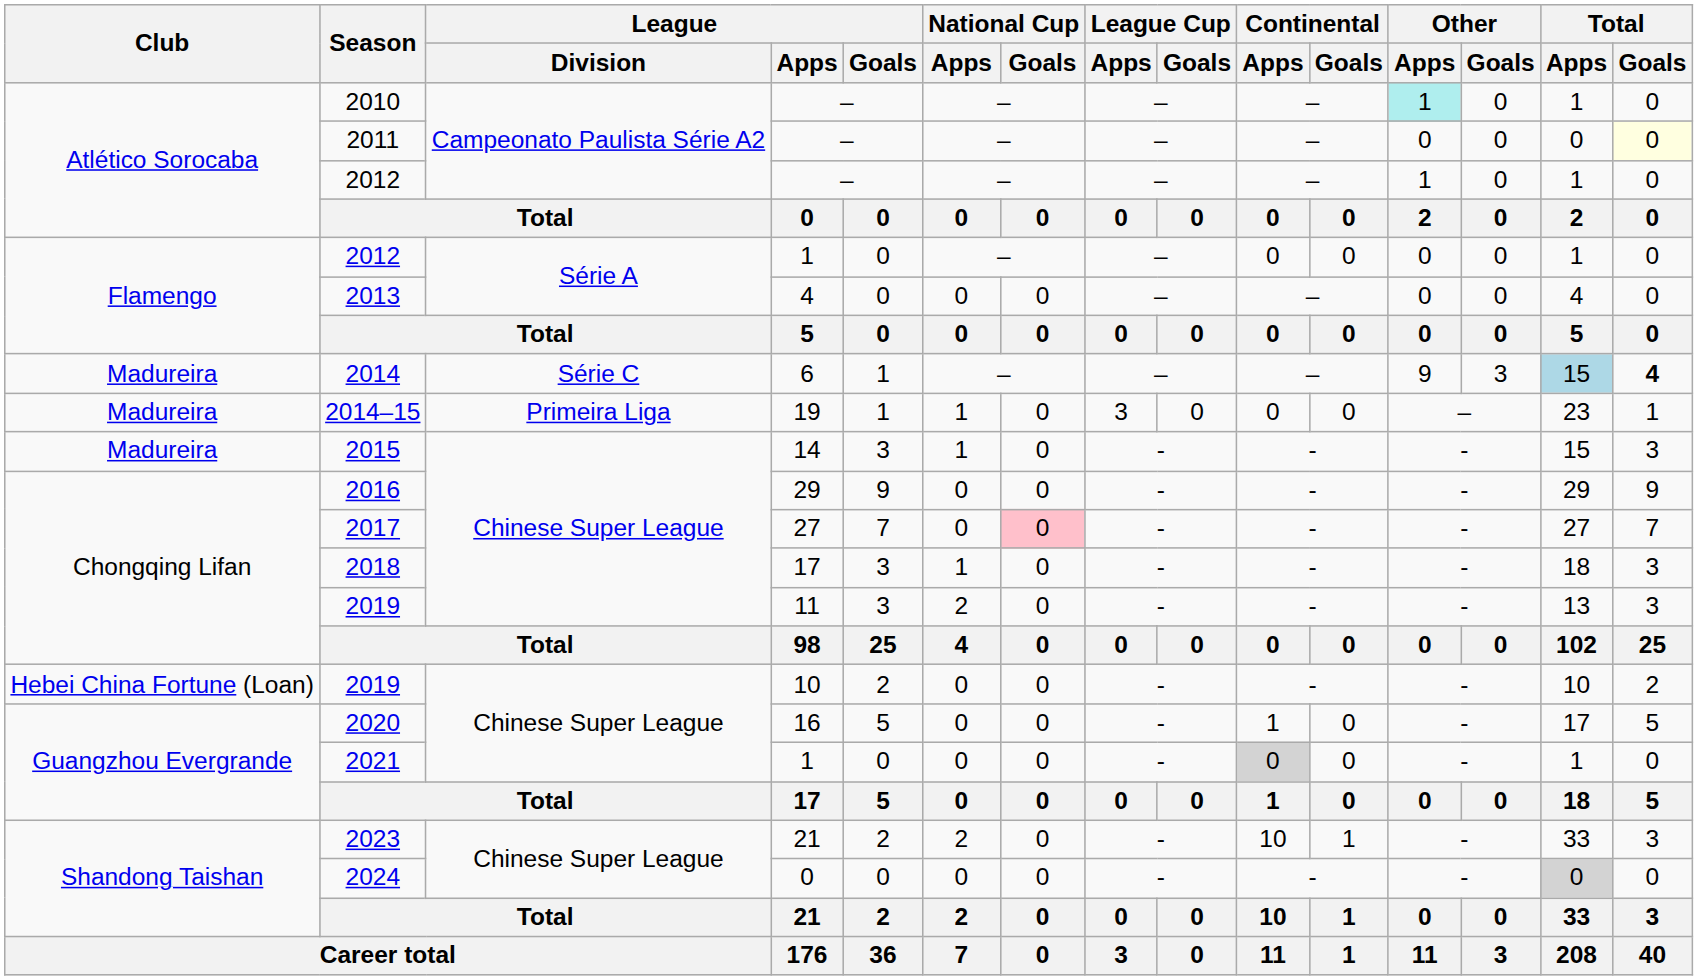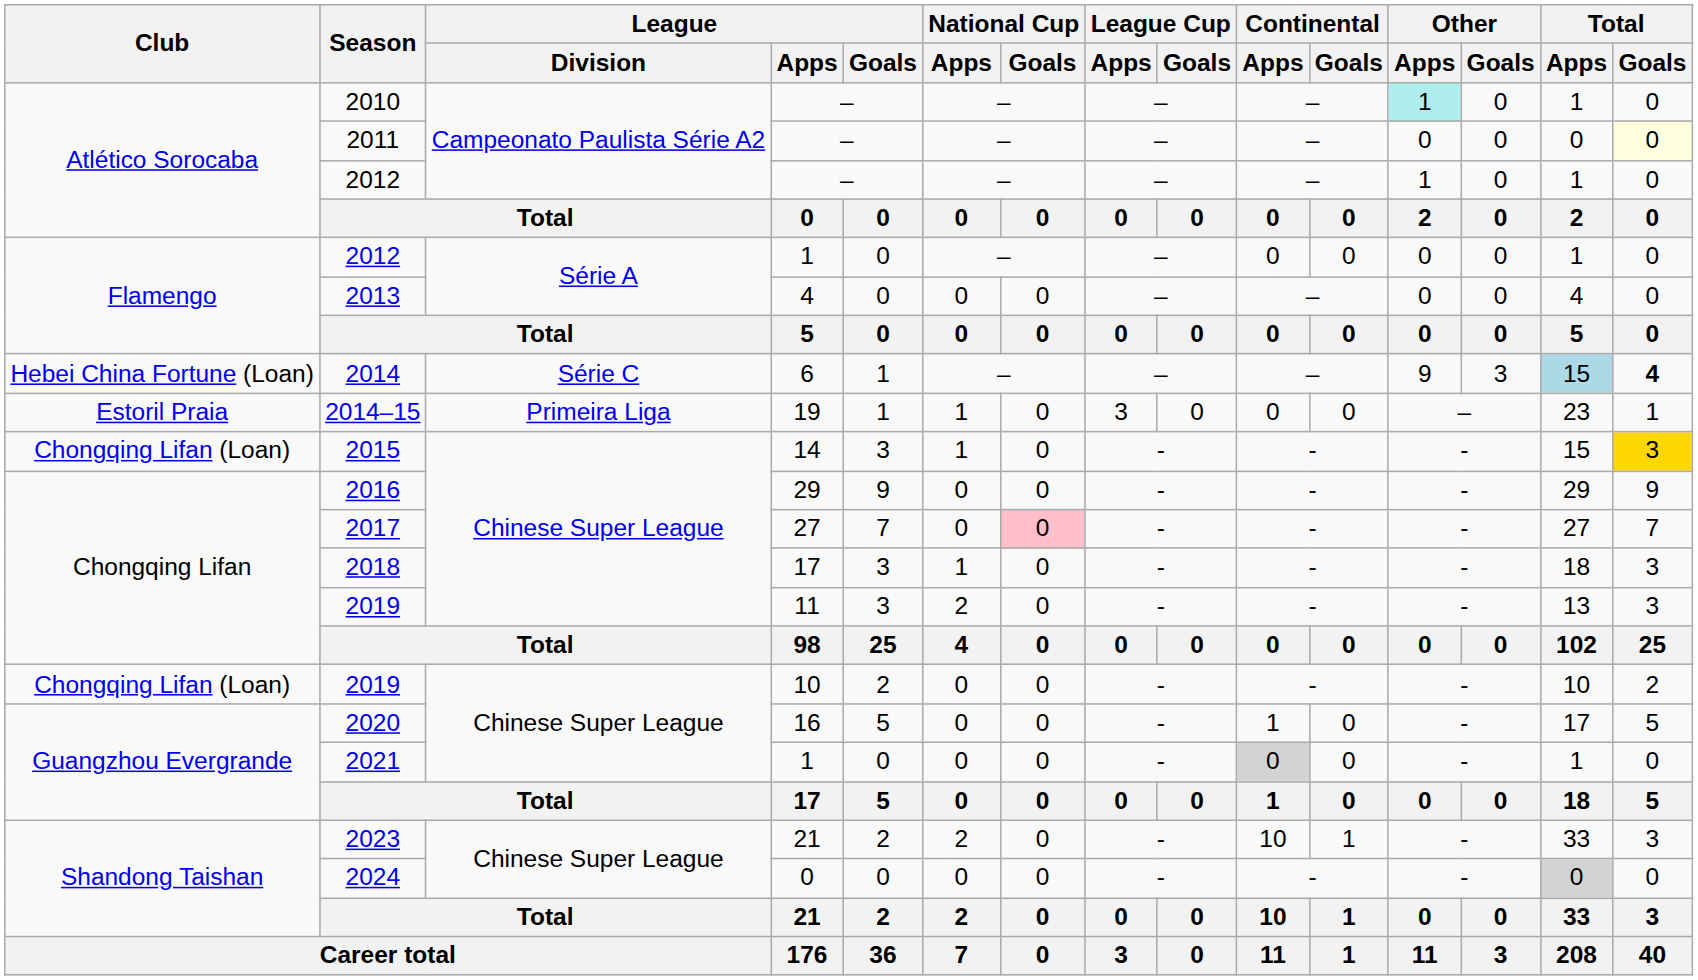(162, 373) Madureira -> (162, 373) Hebei China Fortune (Loan)
(162, 412) Madureira -> (162, 412) Estoril Praia
(162, 450) Madureira -> (162, 450) Chongqing Lifan (Loan)
(1652, 450) no background -> (1652, 450) gold background
(162, 683) Hebei China Fortune (Loan) -> (162, 683) Chongqing Lifan (Loan)
